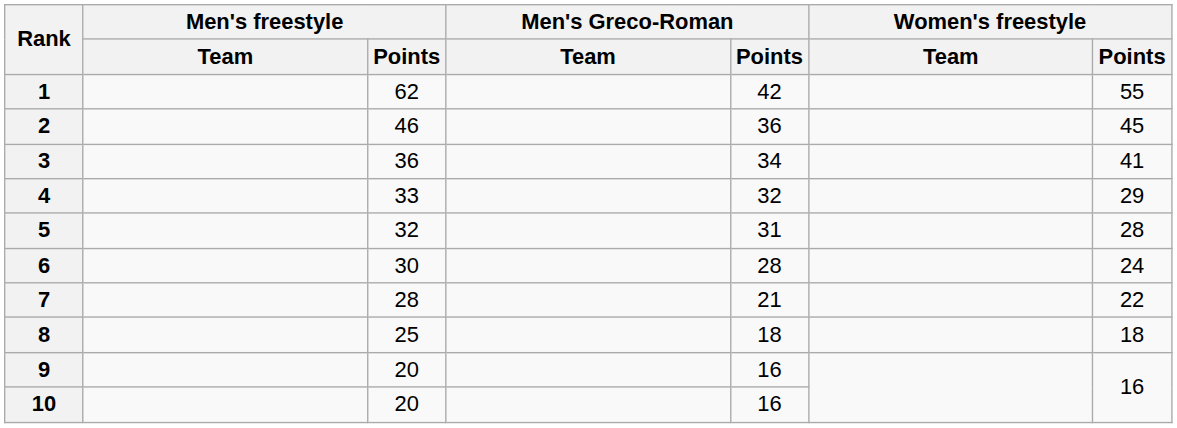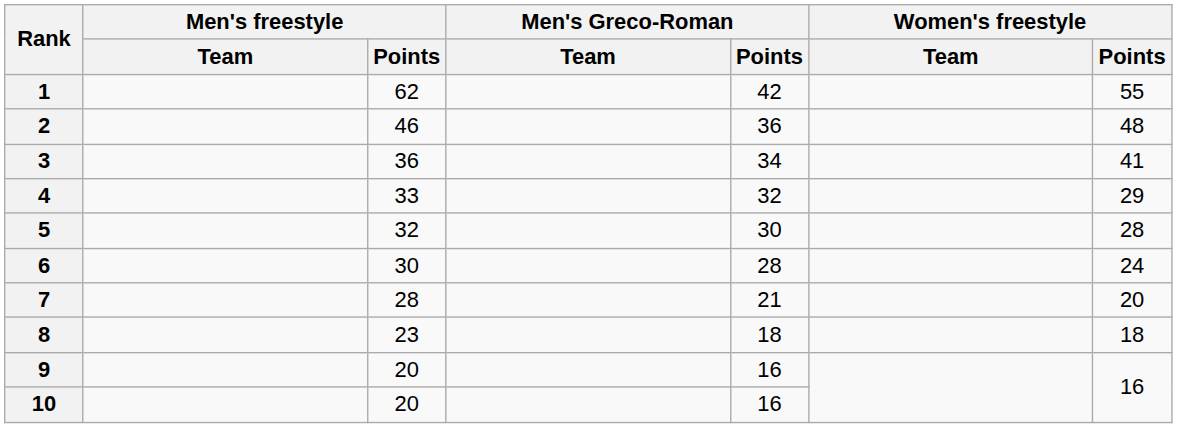(1132, 126) 45 -> (1132, 126) 48
(769, 230) 31 -> (769, 230) 30
(1132, 299) 22 -> (1132, 299) 20
(407, 334) 25 -> (407, 334) 23
